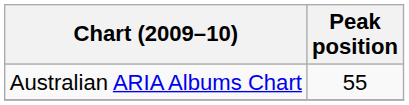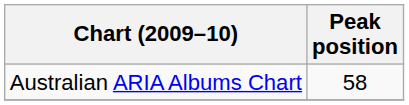(355, 81) 55 -> (355, 81) 58
